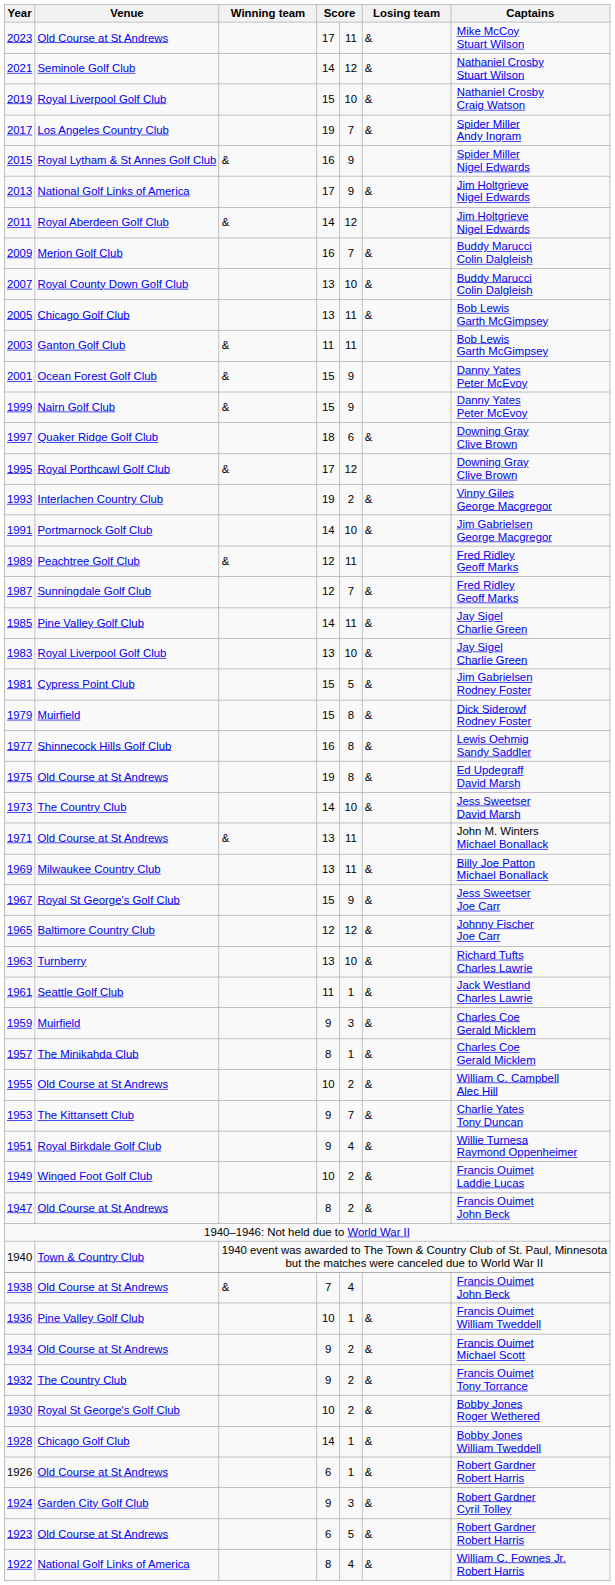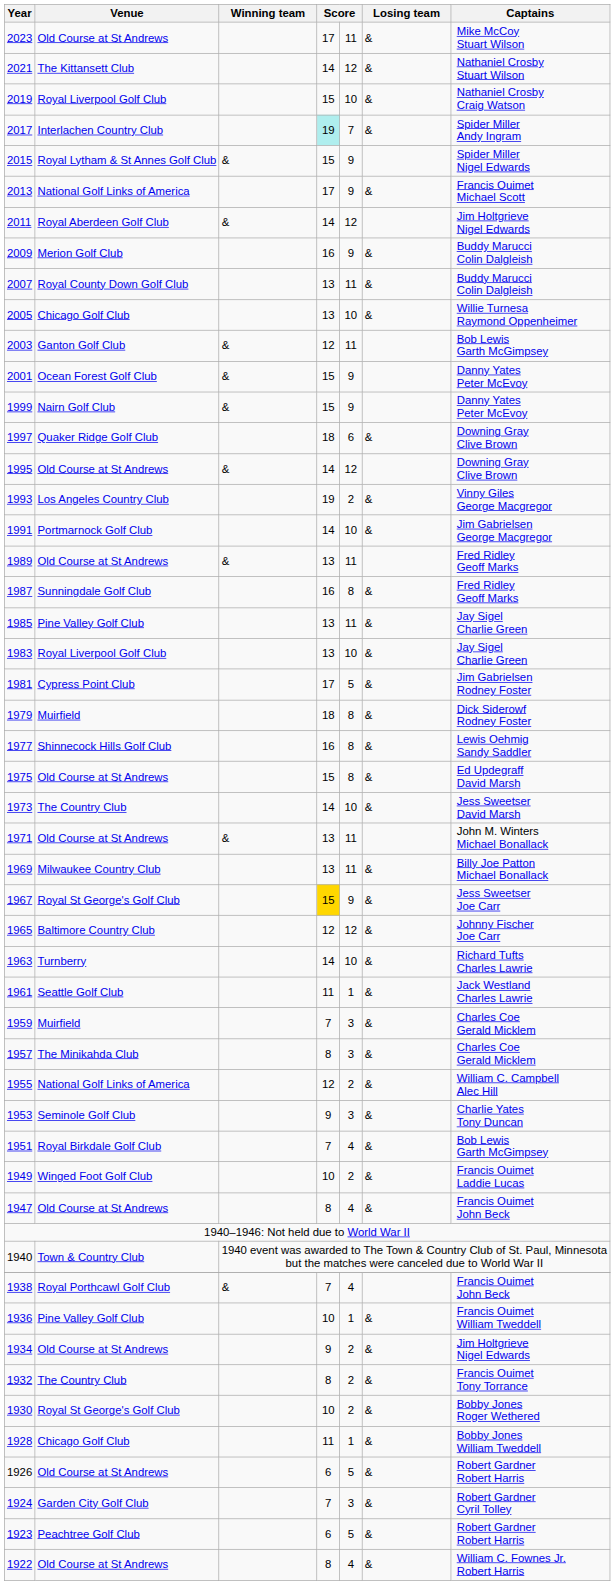(86, 68) Seminole Golf Club -> (86, 68) The Kittansett Club
(103, 130) Los Angeles Country Club -> (100, 130) Interlachen Country Club
(328, 130) no background -> (328, 130) paleturquoise background
(328, 161) 16 -> (328, 161) 15
(492, 191) Jim Holtgrieve Nigel Edwards -> (494, 191) Francis Ouimet Michael Scott
(351, 253) 7 -> (351, 253) 9
(351, 284) 10 -> (351, 284) 11
(351, 315) 11 -> (351, 315) 10
(501, 315) Bob Lewis Garth McGimpsey -> (515, 315) Willie Turnesa Raymond Oppenheimer
(328, 345) 11 -> (328, 345) 12
(104, 469) Royal Porthcawl Golf Club -> (103, 469) Old Course at St Andrews
(328, 469) 17 -> (328, 469) 14
(100, 499) Interlachen Country Club -> (103, 499) Los Angeles Country Club
(89, 561) Peachtree Golf Club -> (103, 561) Old Course at St Andrews
(328, 561) 12 -> (328, 561) 13
(328, 592) 12 -> (328, 592) 16
(351, 592) 7 -> (351, 592) 8
(328, 623) 14 -> (328, 623) 13
(328, 684) 15 -> (328, 684) 17
(328, 715) 15 -> (328, 715) 18
(328, 777) 19 -> (328, 777) 15
(328, 900) no background -> (328, 900) gold background
(328, 961) 13 -> (328, 961) 14
(328, 1023) 9 -> (328, 1023) 7
(351, 1054) 1 -> (351, 1054) 3
(103, 1084) Old Course at St Andrews -> (114, 1084) National Golf Links of America
(328, 1084) 10 -> (328, 1084) 12
(86, 1115) The Kittansett Club -> (86, 1115) Seminole Golf Club
(351, 1115) 7 -> (351, 1115) 3
(328, 1146) 9 -> (328, 1146) 7
(515, 1146) Willie Turnesa Raymond Oppenheimer -> (501, 1146) Bob Lewis Garth McGimpsey
(351, 1208) 2 -> (351, 1208) 4
(103, 1287) Old Course at St Andrews -> (104, 1287) Royal Porthcawl Golf Club
(494, 1349) Francis Ouimet Michael Scott -> (492, 1349) Jim Holtgrieve Nigel Edwards
(328, 1380) 9 -> (328, 1380) 8
(328, 1441) 14 -> (328, 1441) 11
(351, 1472) 1 -> (351, 1472) 5
(328, 1503) 9 -> (328, 1503) 7
(103, 1534) Old Course at St Andrews -> (89, 1534) Peachtree Golf Club
(114, 1564) National Golf Links of America -> (103, 1564) Old Course at St Andrews
